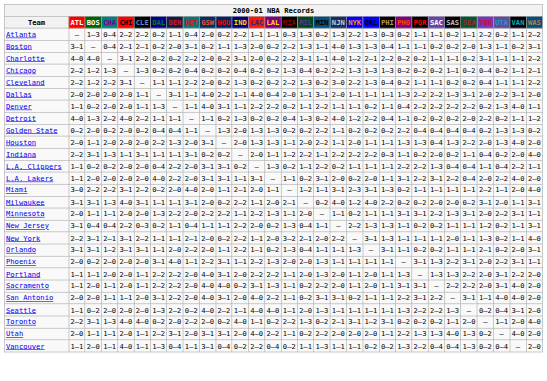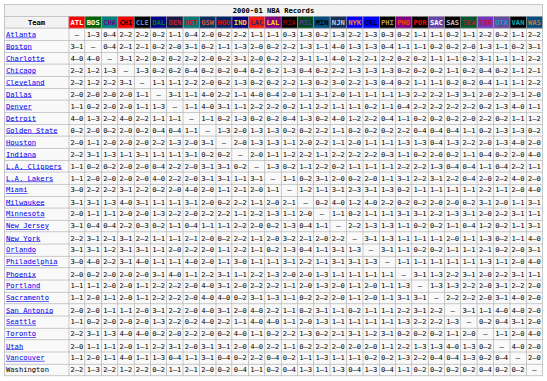(469, 130) 0–4 -> (469, 130) 1–1
(469, 226) 1–1 -> (469, 226) 0–4
(338, 250) 1–1 -> (338, 250) 3–1
+ row: (32, 262)
(338, 298) 3–1 -> (338, 310) 1–1
+ row: (27, 370)
